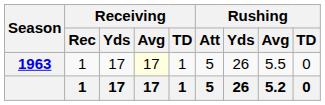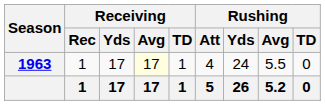(210, 64) 5 -> (210, 64) 4
(241, 64) 26 -> (241, 64) 24
